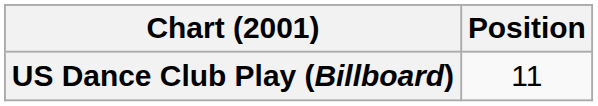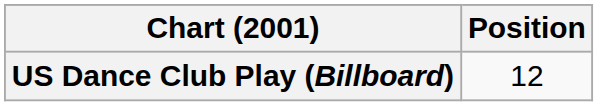(527, 75) 11 -> (527, 75) 12
